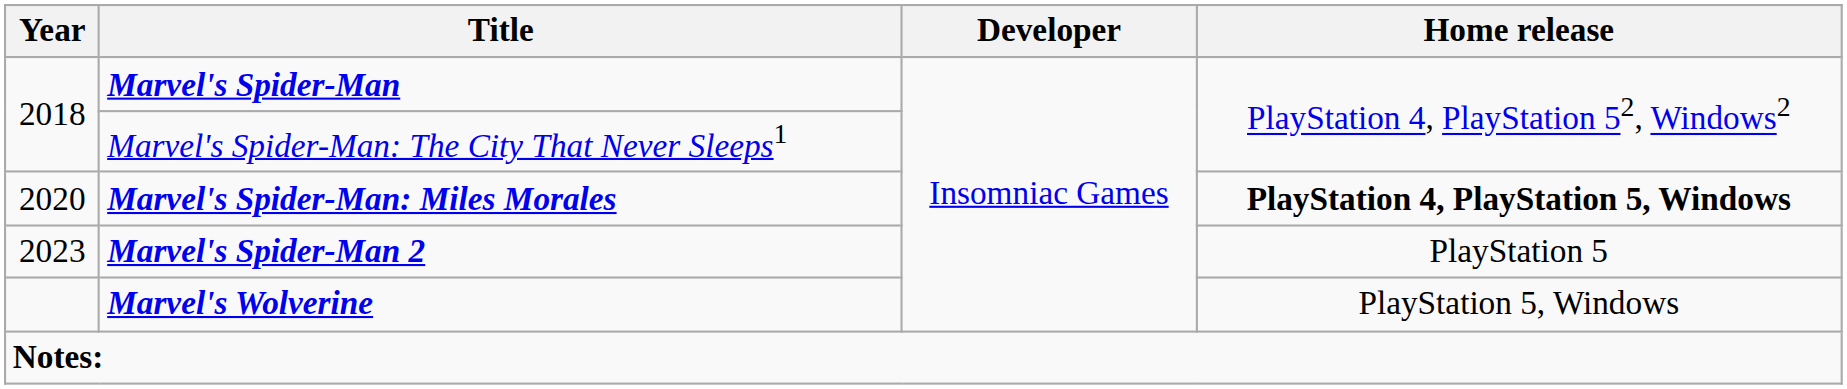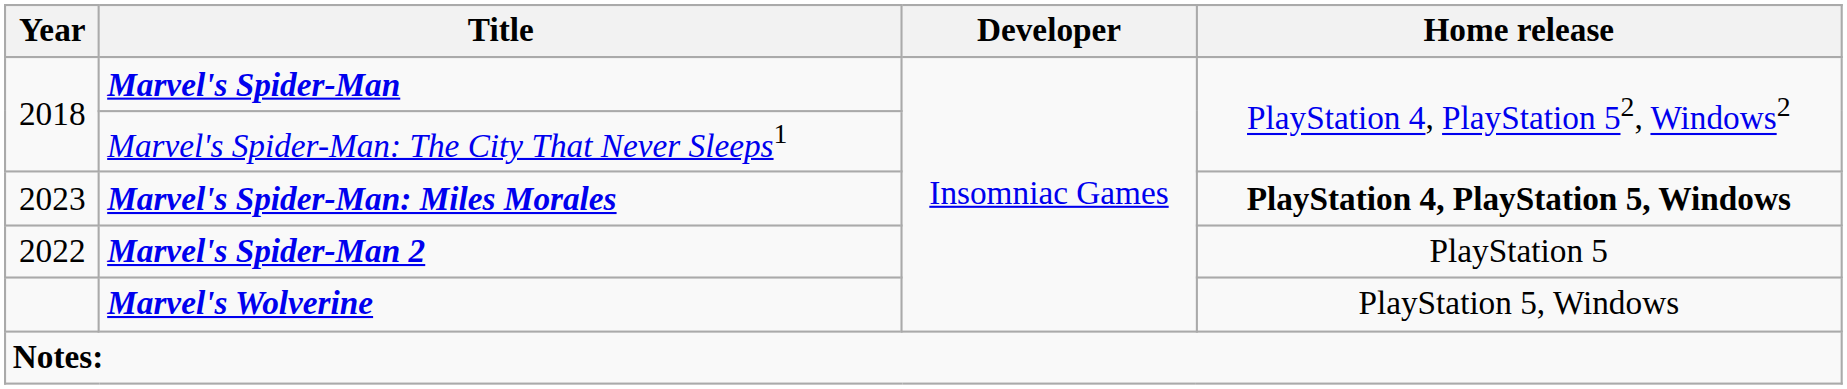(52, 198) 2020 -> (52, 198) 2023
(52, 251) 2023 -> (52, 251) 2022
